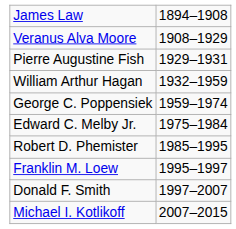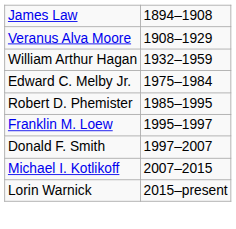- row: (79, 59)
- row: (83, 103)
+ row: (50, 190)
